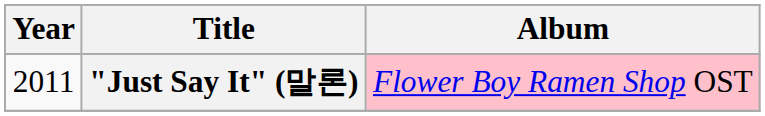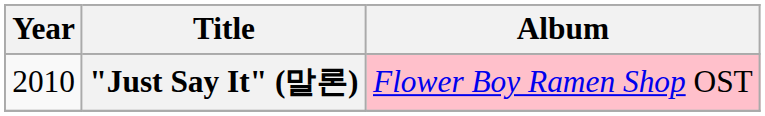(44, 82) 2011 -> (44, 82) 2010
